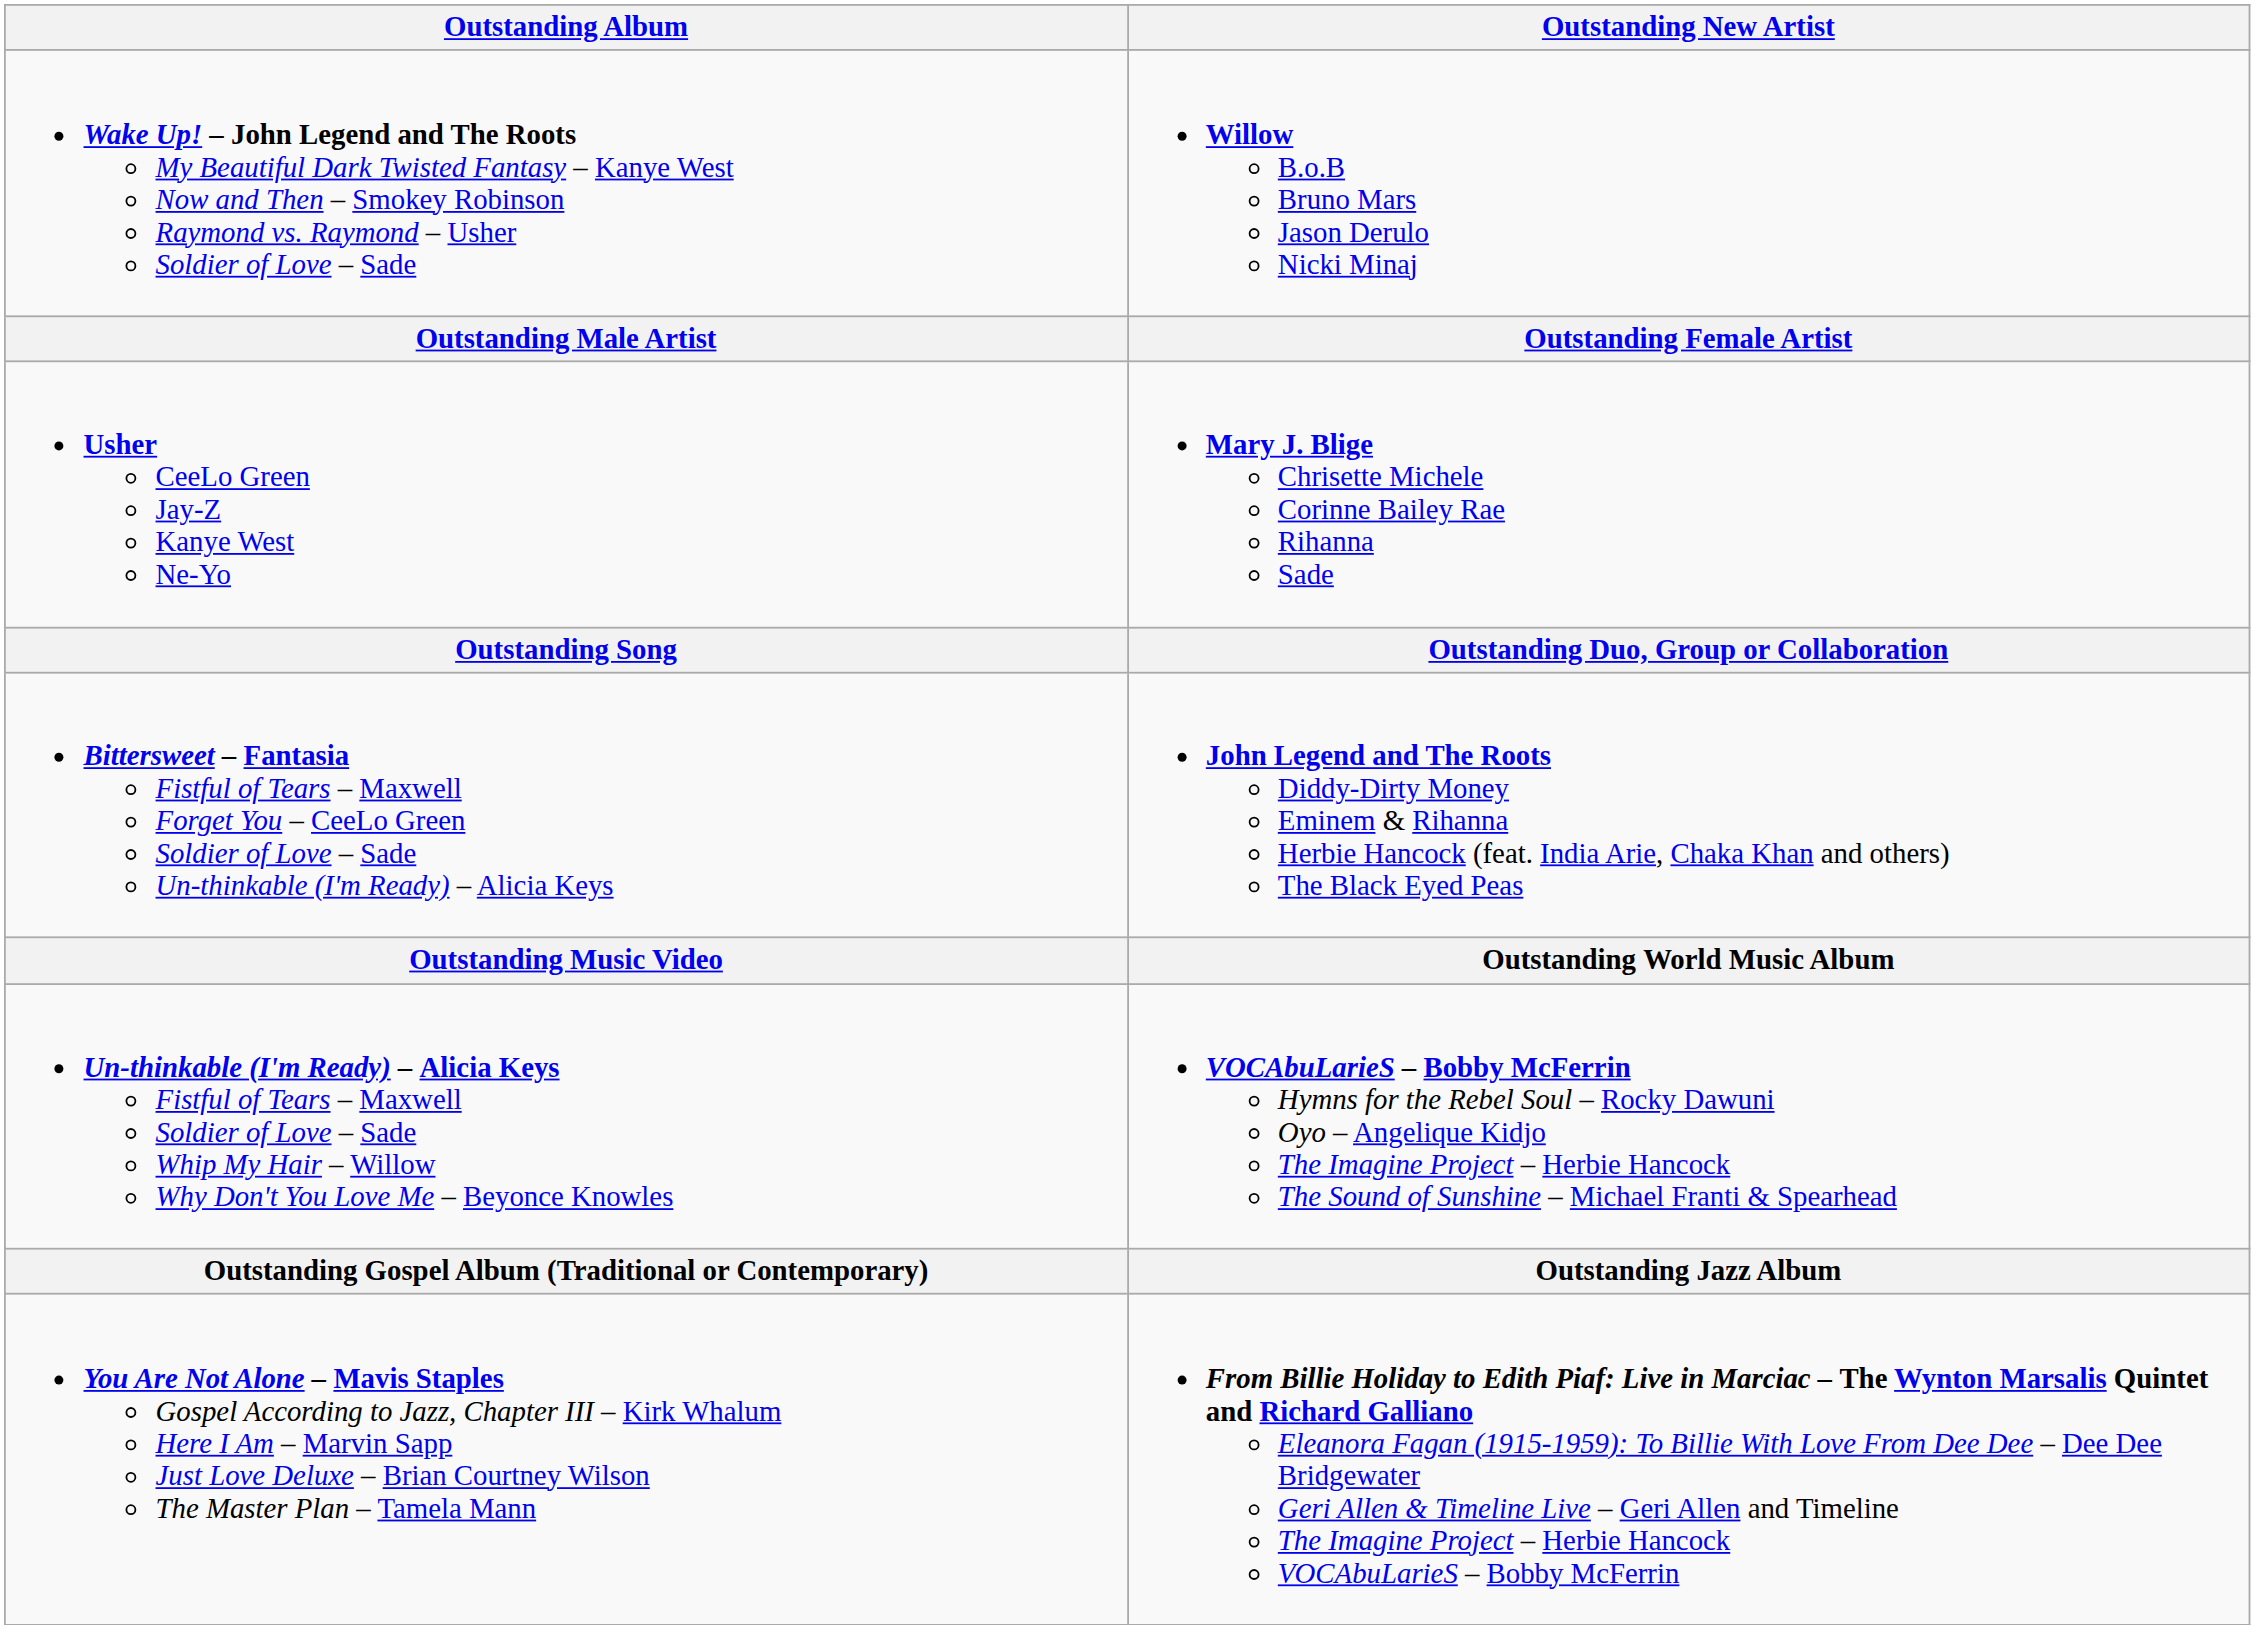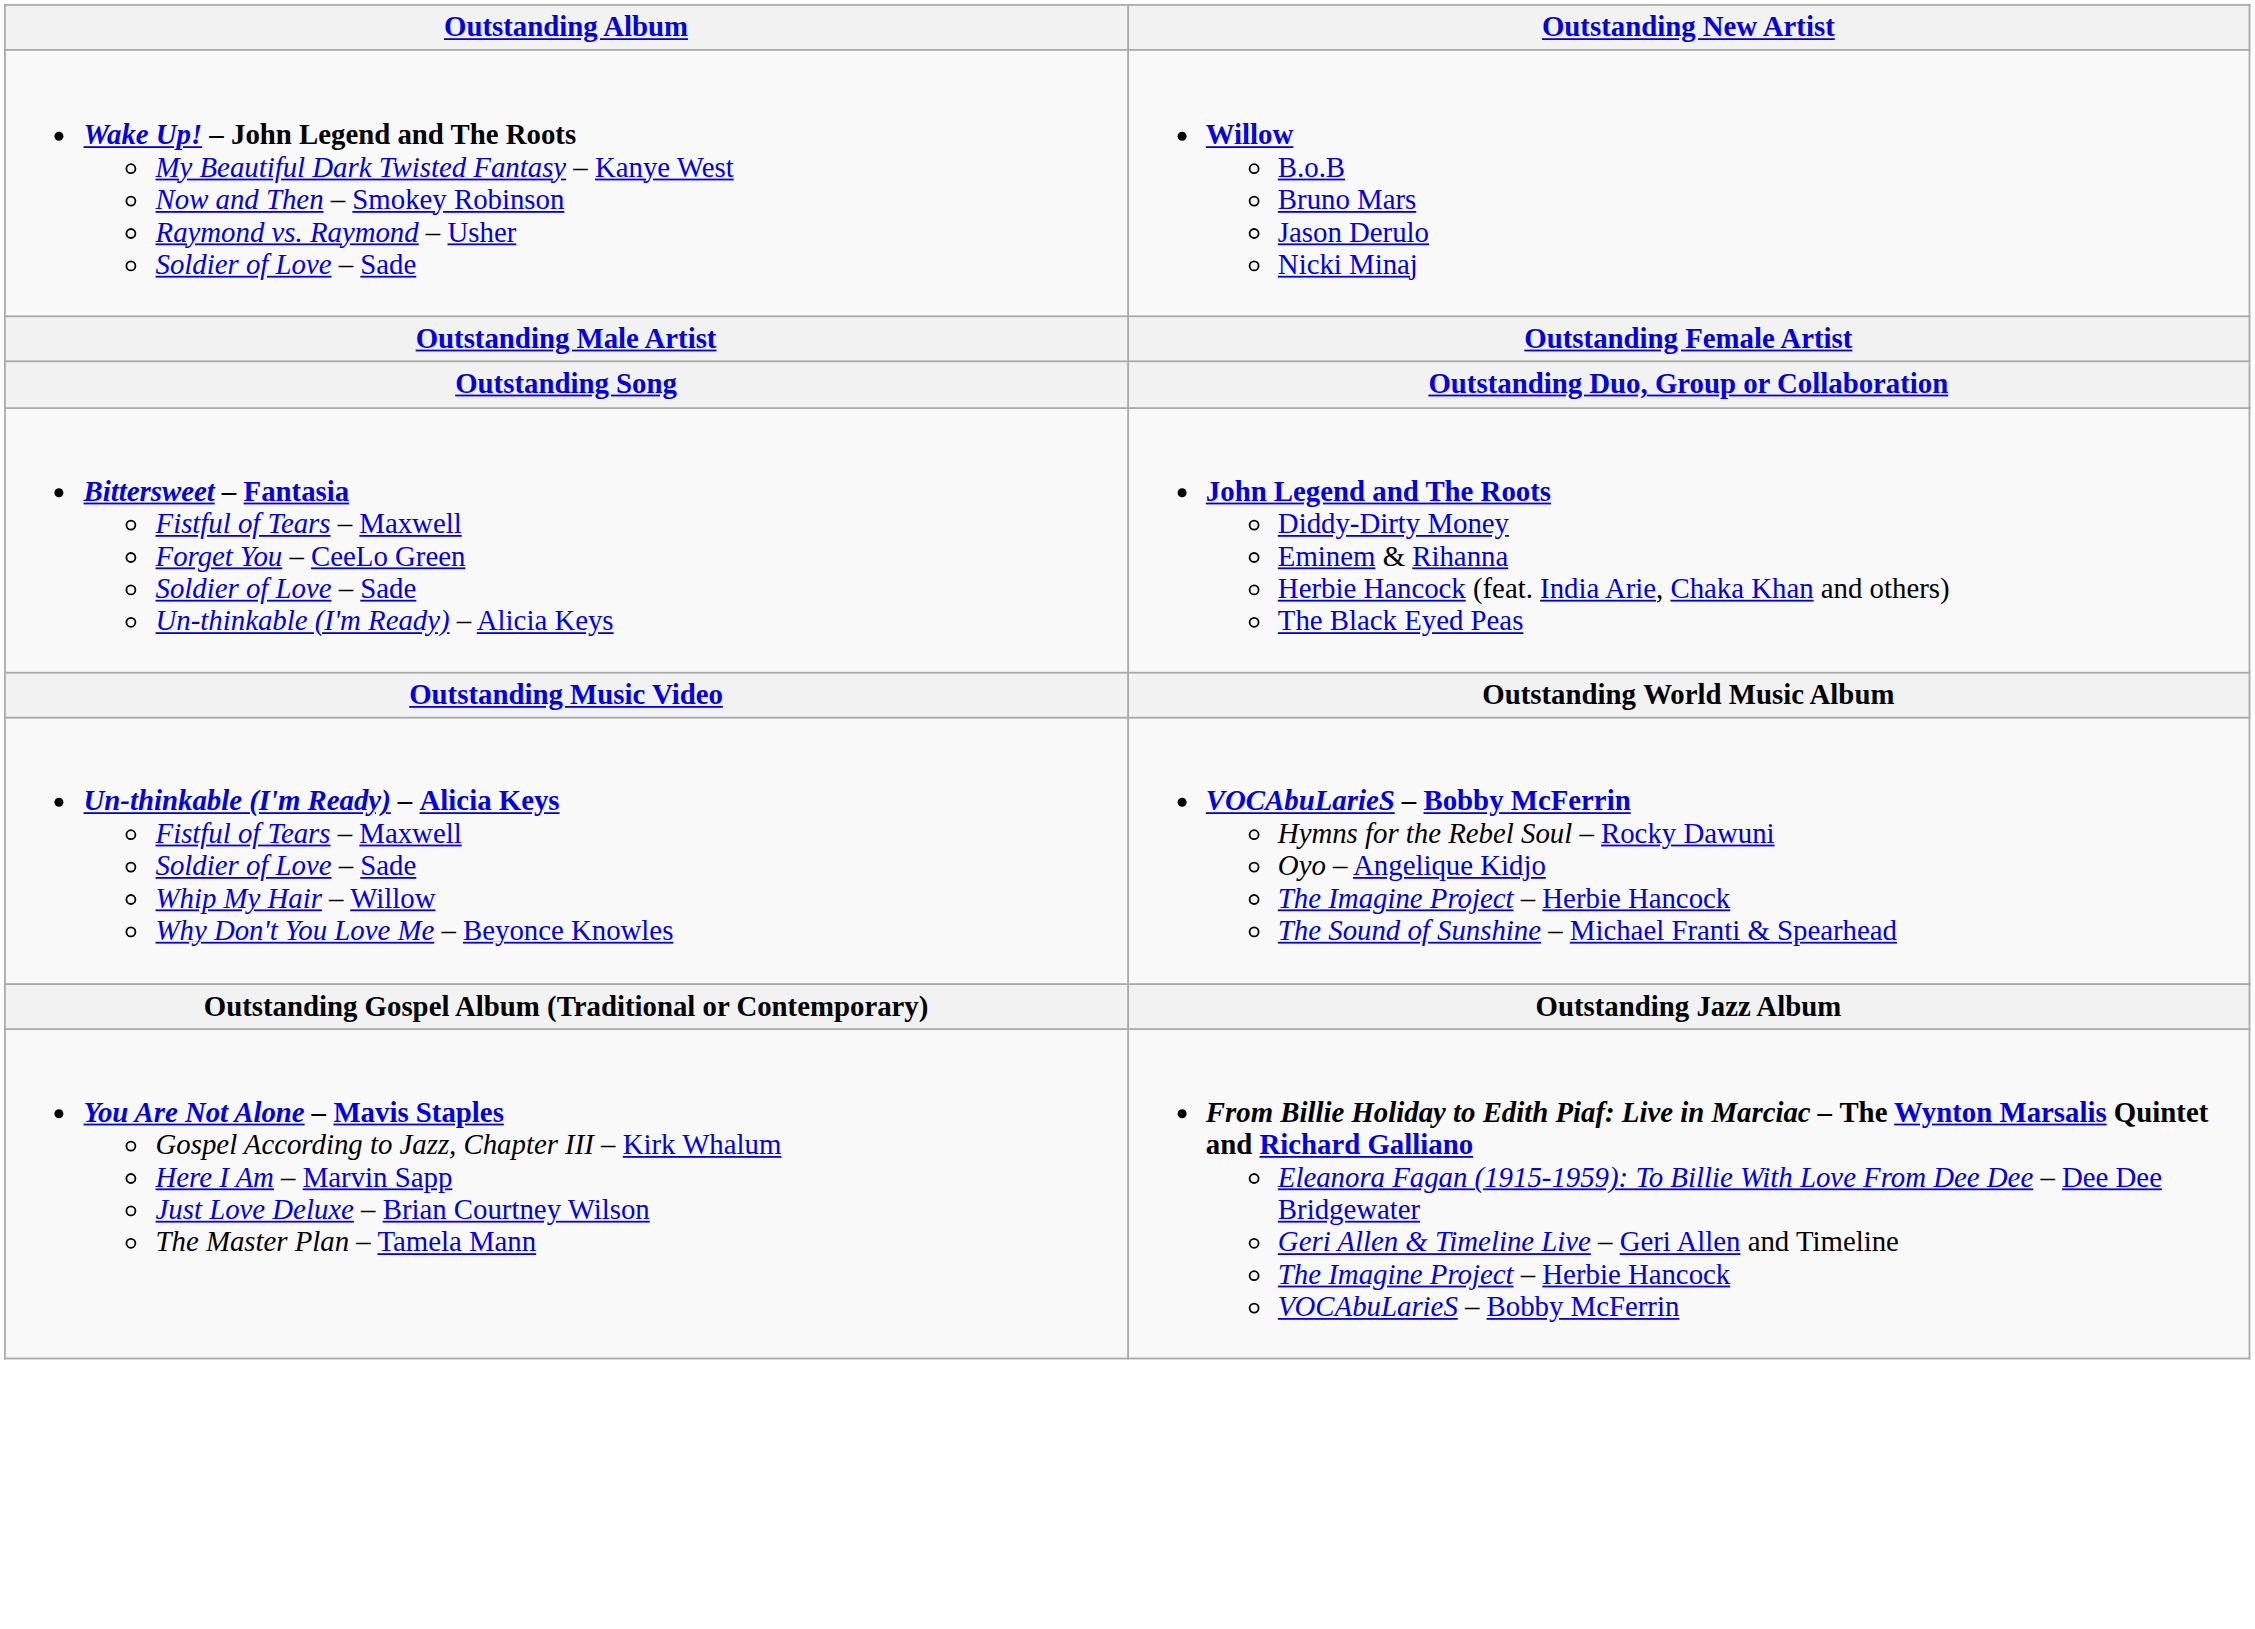- row: (566, 510)
